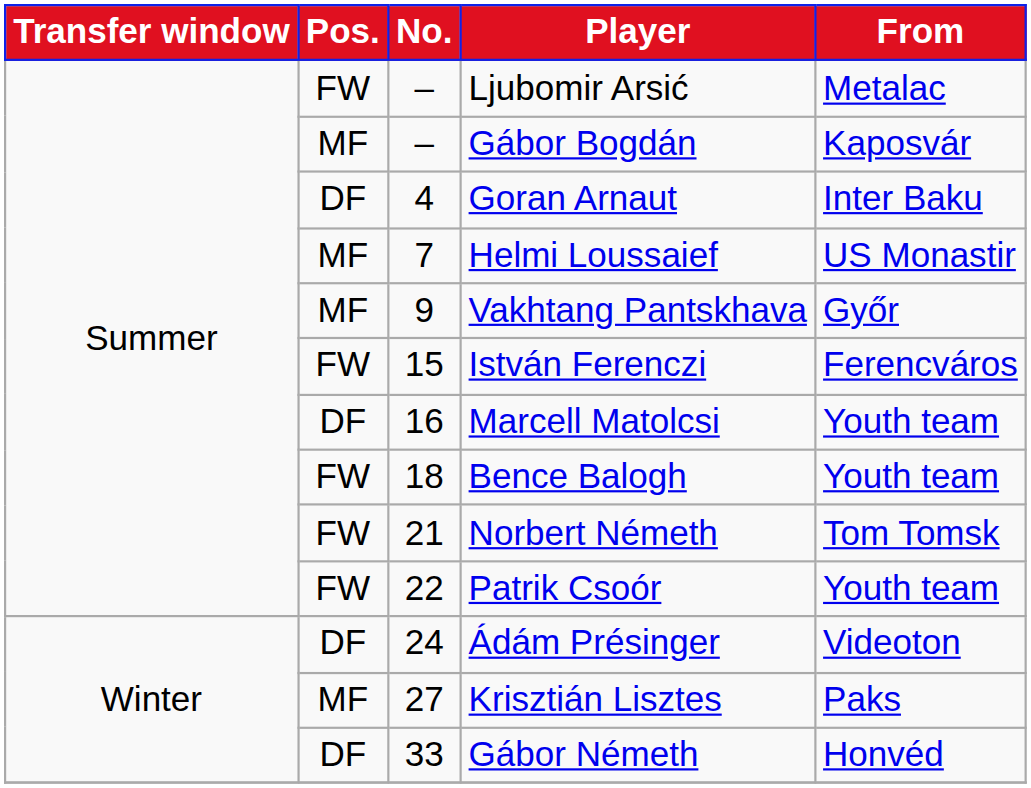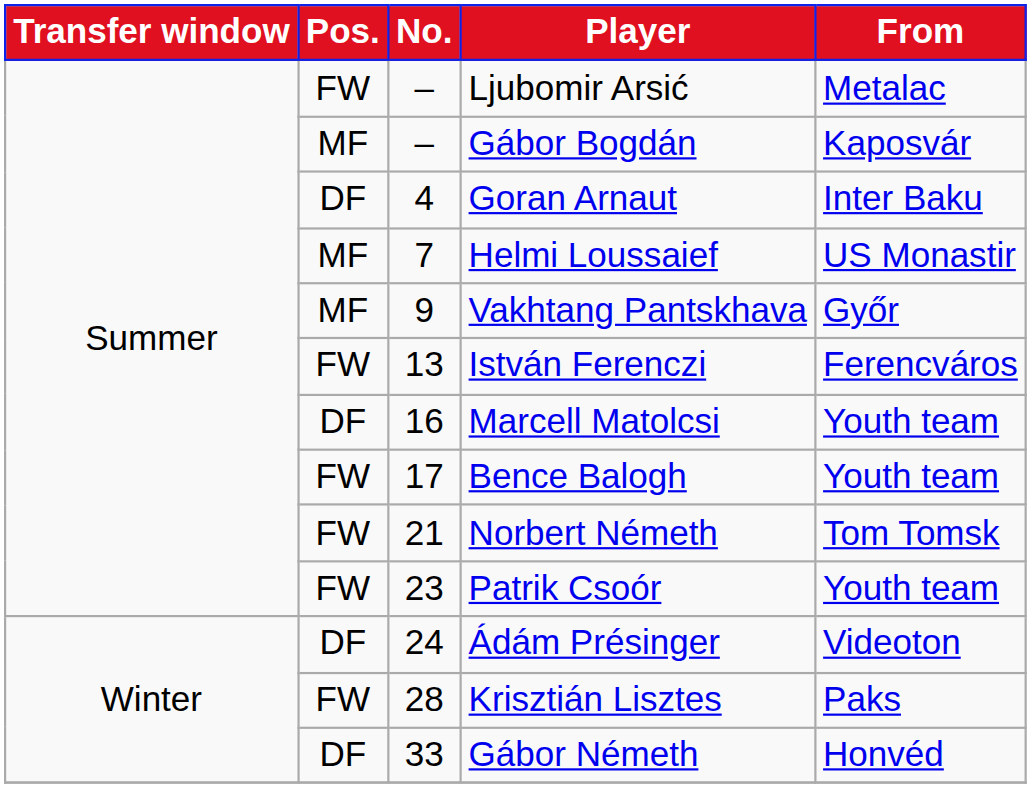(424, 365) 15 -> (424, 365) 13
(424, 476) 18 -> (424, 476) 17
(424, 587) 22 -> (424, 587) 23
(343, 699) MF -> (343, 699) FW
(424, 699) 27 -> (424, 699) 28
